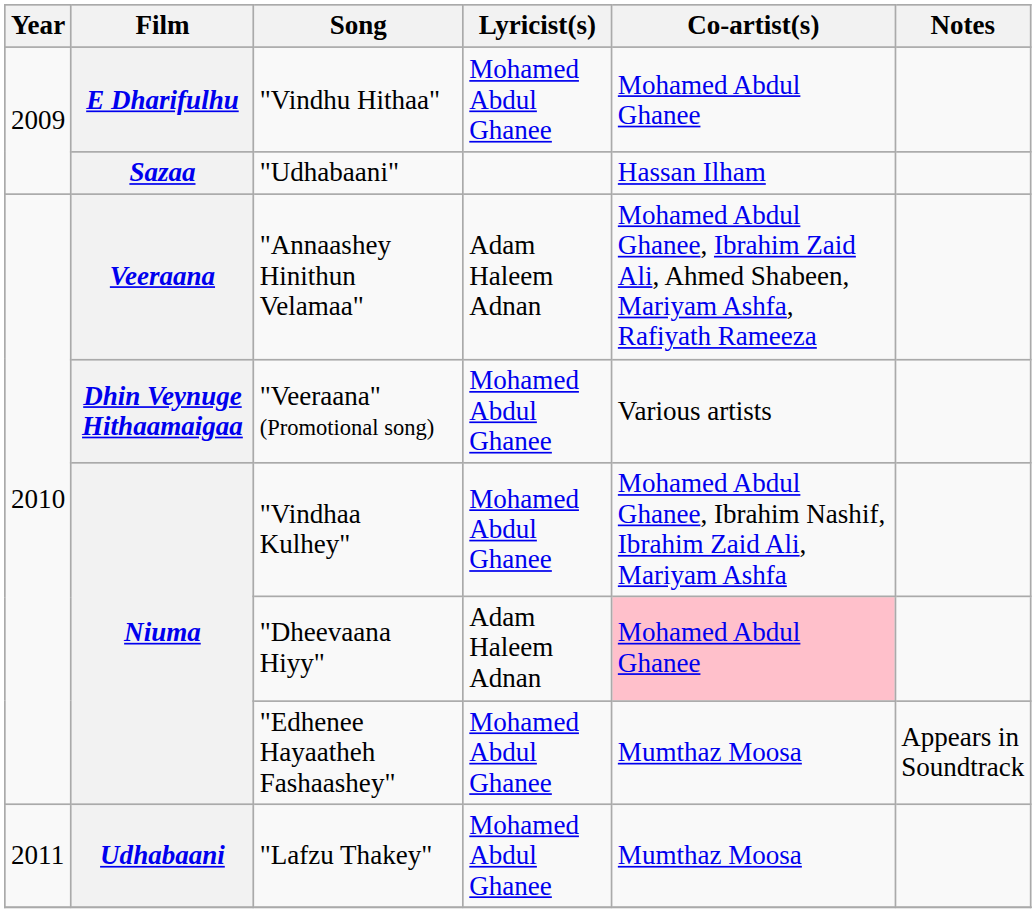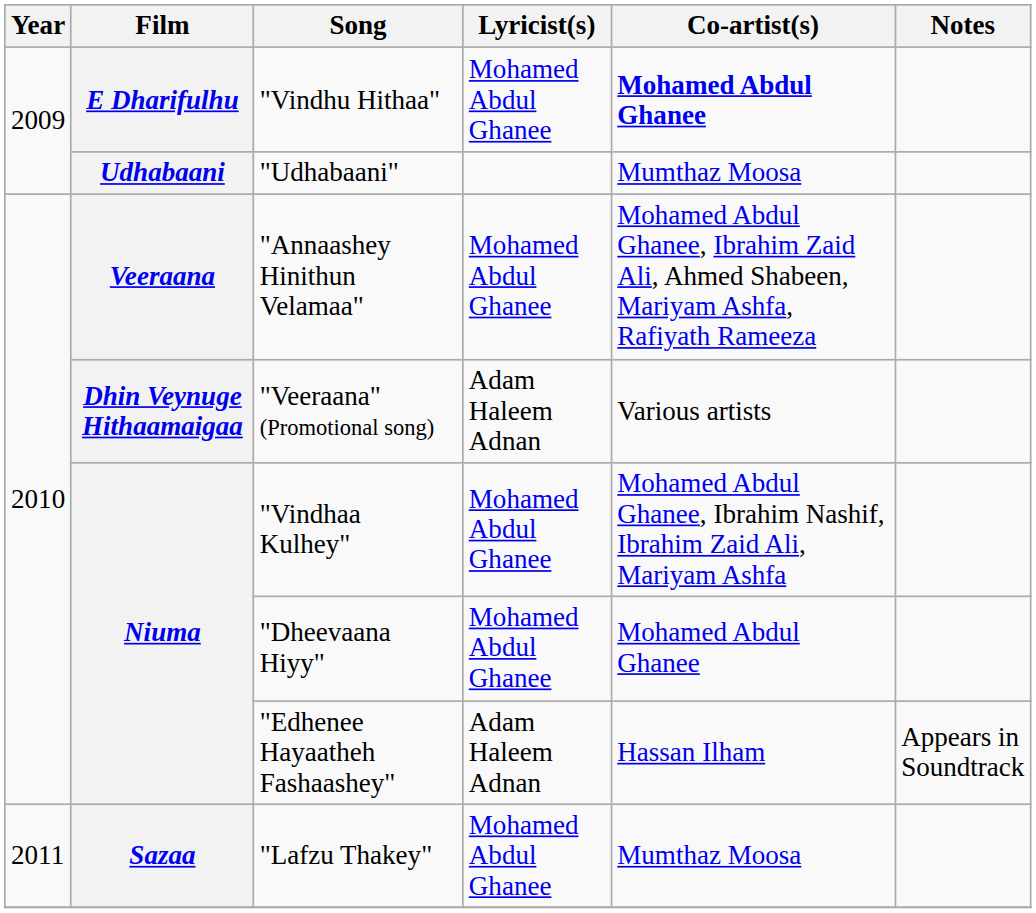(709, 99) normal -> (715, 99) bold
(162, 172) Sazaa -> (162, 172) Udhabaani
(692, 172) Hassan Ilham -> (709, 172) Mumthaz Moosa
(511, 276) Adam Haleem Adnan -> (524, 276) Mohamed Abdul Ghanee
(524, 410) Mohamed Abdul Ghanee -> (511, 410) Adam Haleem Adnan
(511, 648) Adam Haleem Adnan -> (524, 648) Mohamed Abdul Ghanee
(709, 648) pink background -> (709, 648) no background
(524, 752) Mohamed Abdul Ghanee -> (511, 752) Adam Haleem Adnan
(710, 752) Mumthaz Moosa -> (691, 752) Hassan Ilham
(162, 855) Udhabaani -> (162, 855) Sazaa
